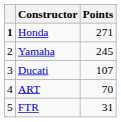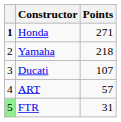(105, 51) 245 -> (105, 51) 218
(107, 89) 70 -> (107, 89) 57
(10, 108) no background -> (10, 108) lightgreen background
